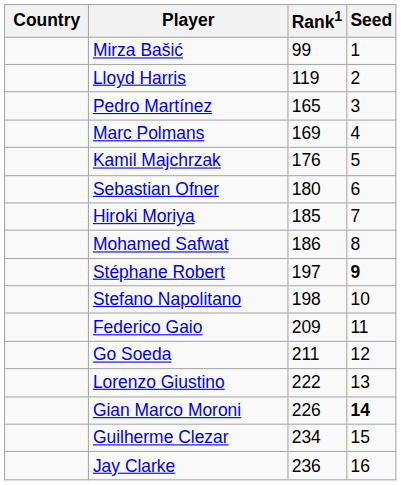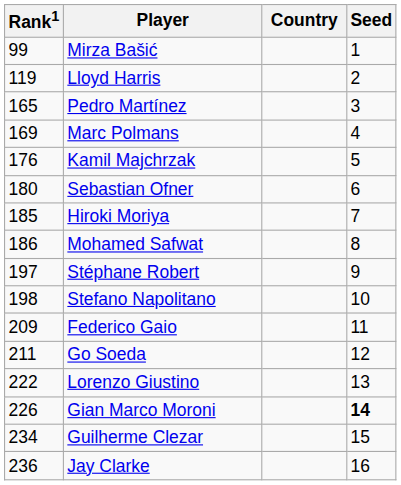columns swapped: (47, 20) <-> (317, 20)
(355, 271) bold -> (355, 271) normal
